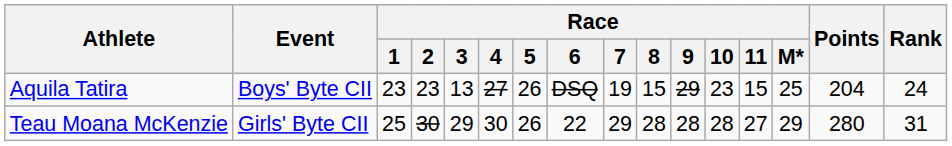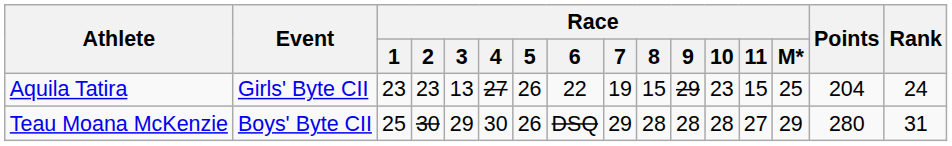(305, 90) Boys' Byte CII -> (303, 90) Girls' Byte CII
(575, 90) DSQ -> (575, 90) 22
(303, 124) Girls' Byte CII -> (305, 124) Boys' Byte CII
(575, 124) 22 -> (575, 124) DSQ
